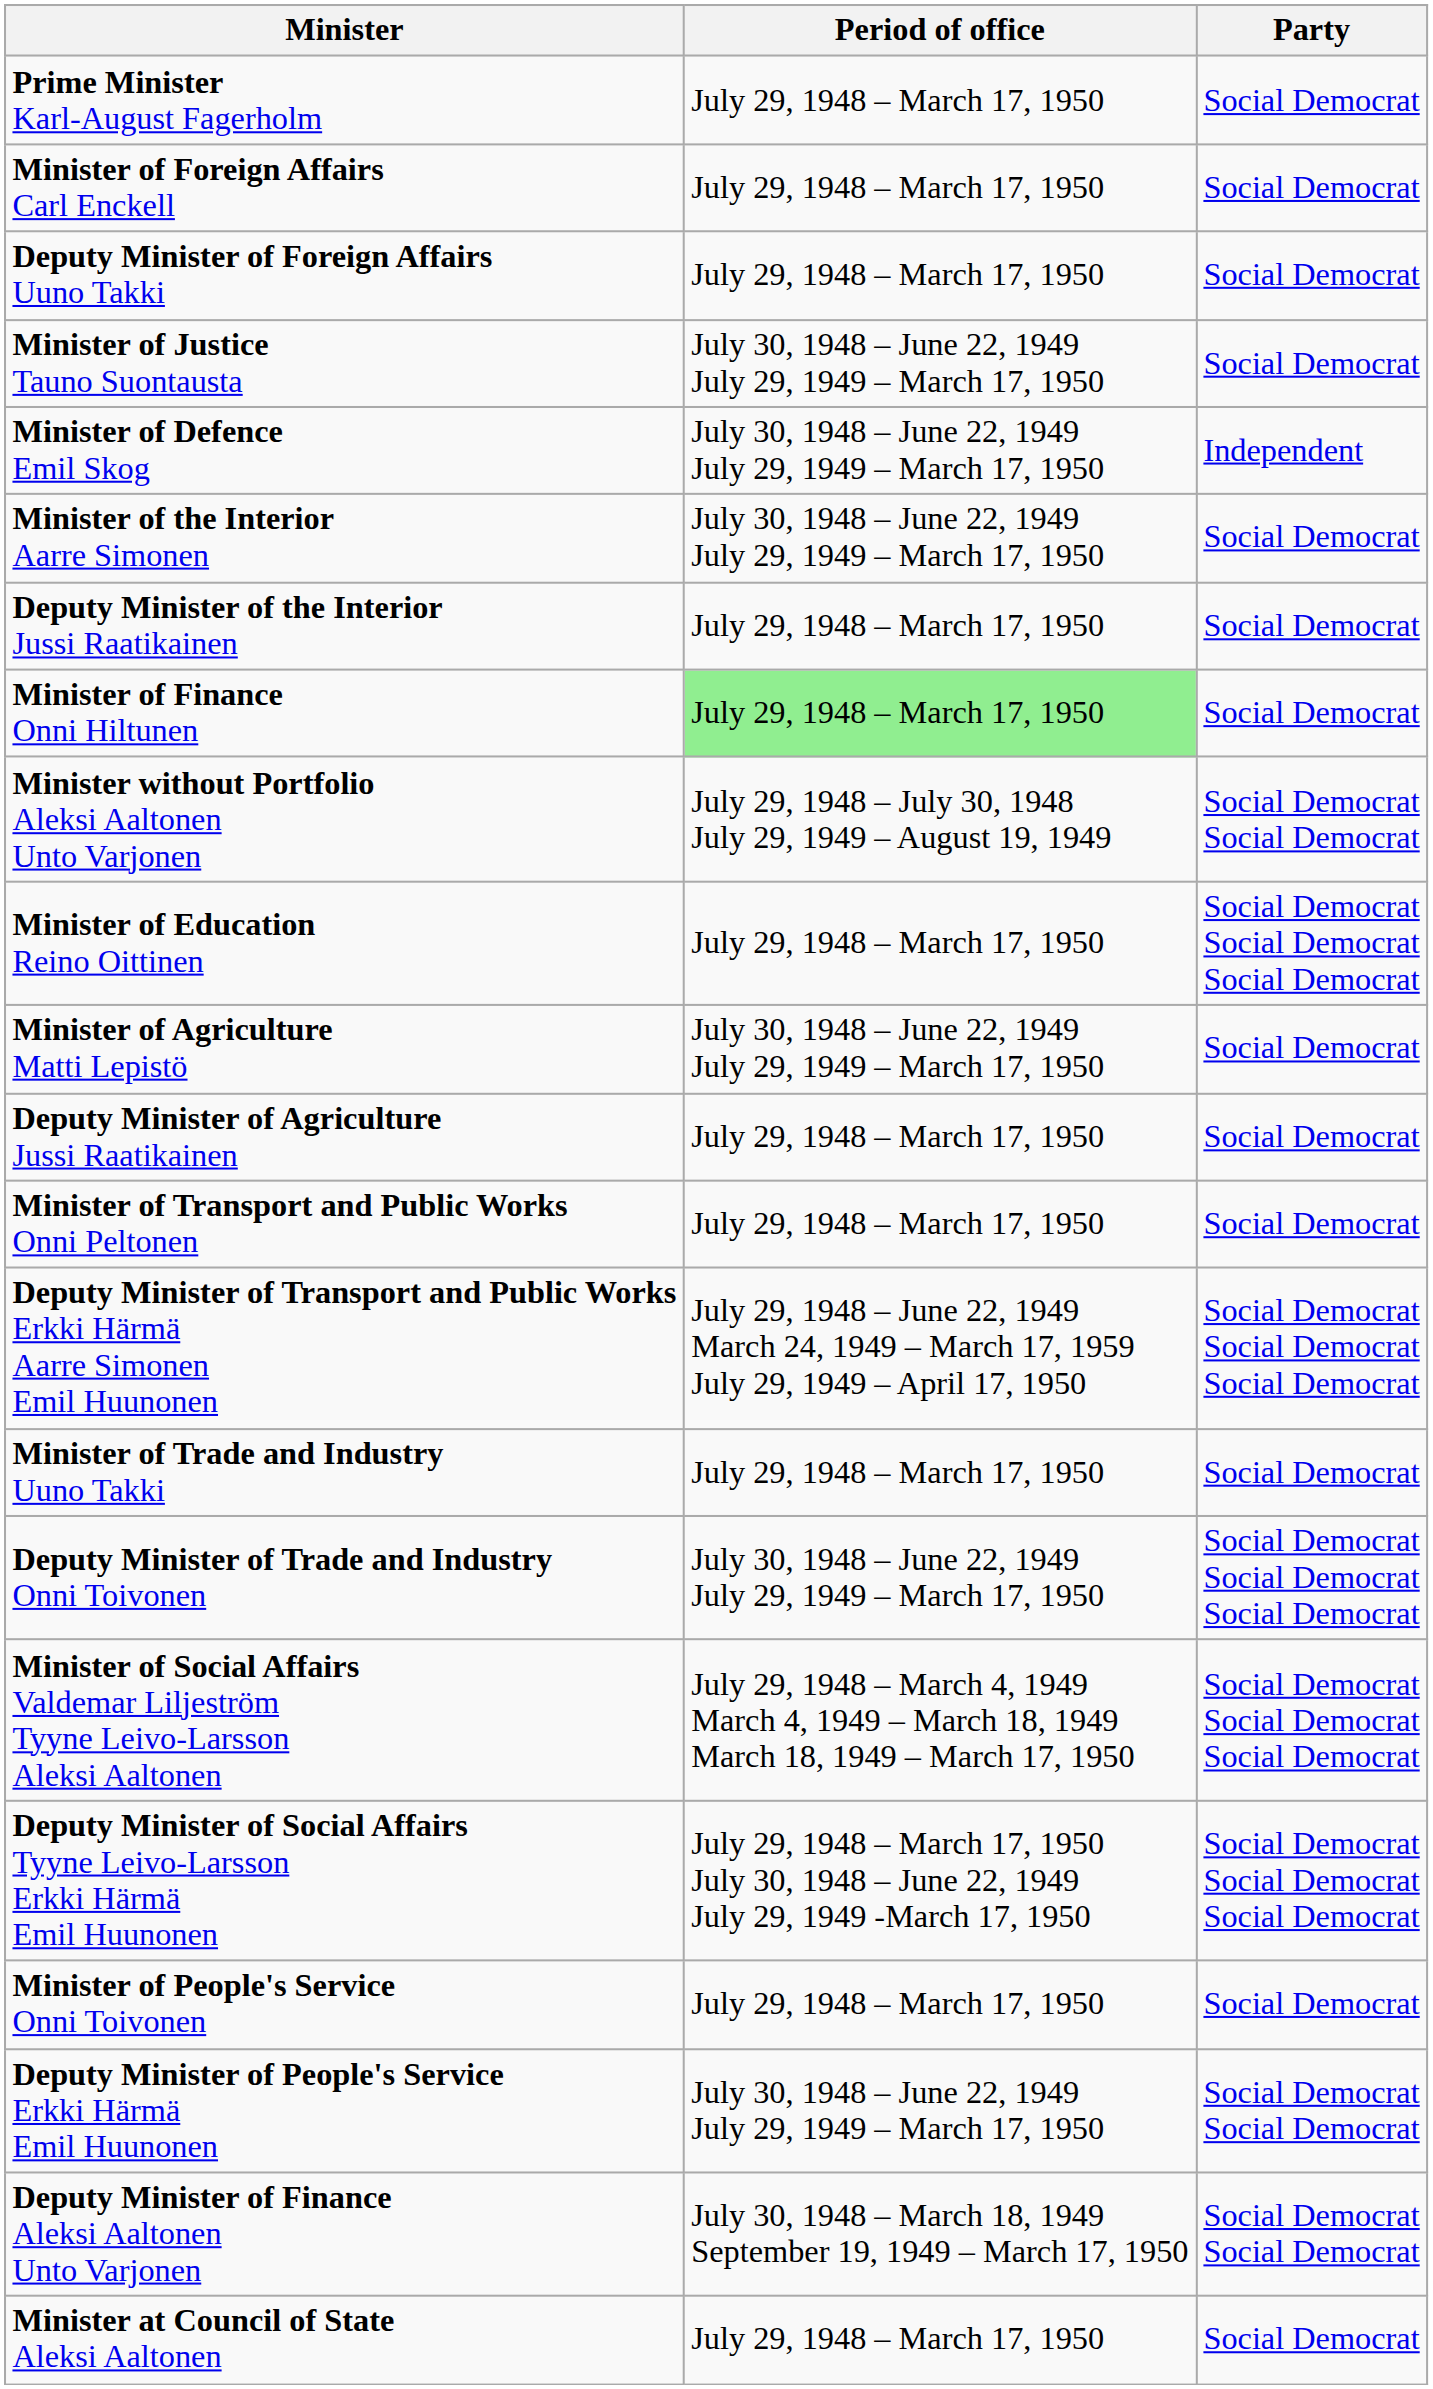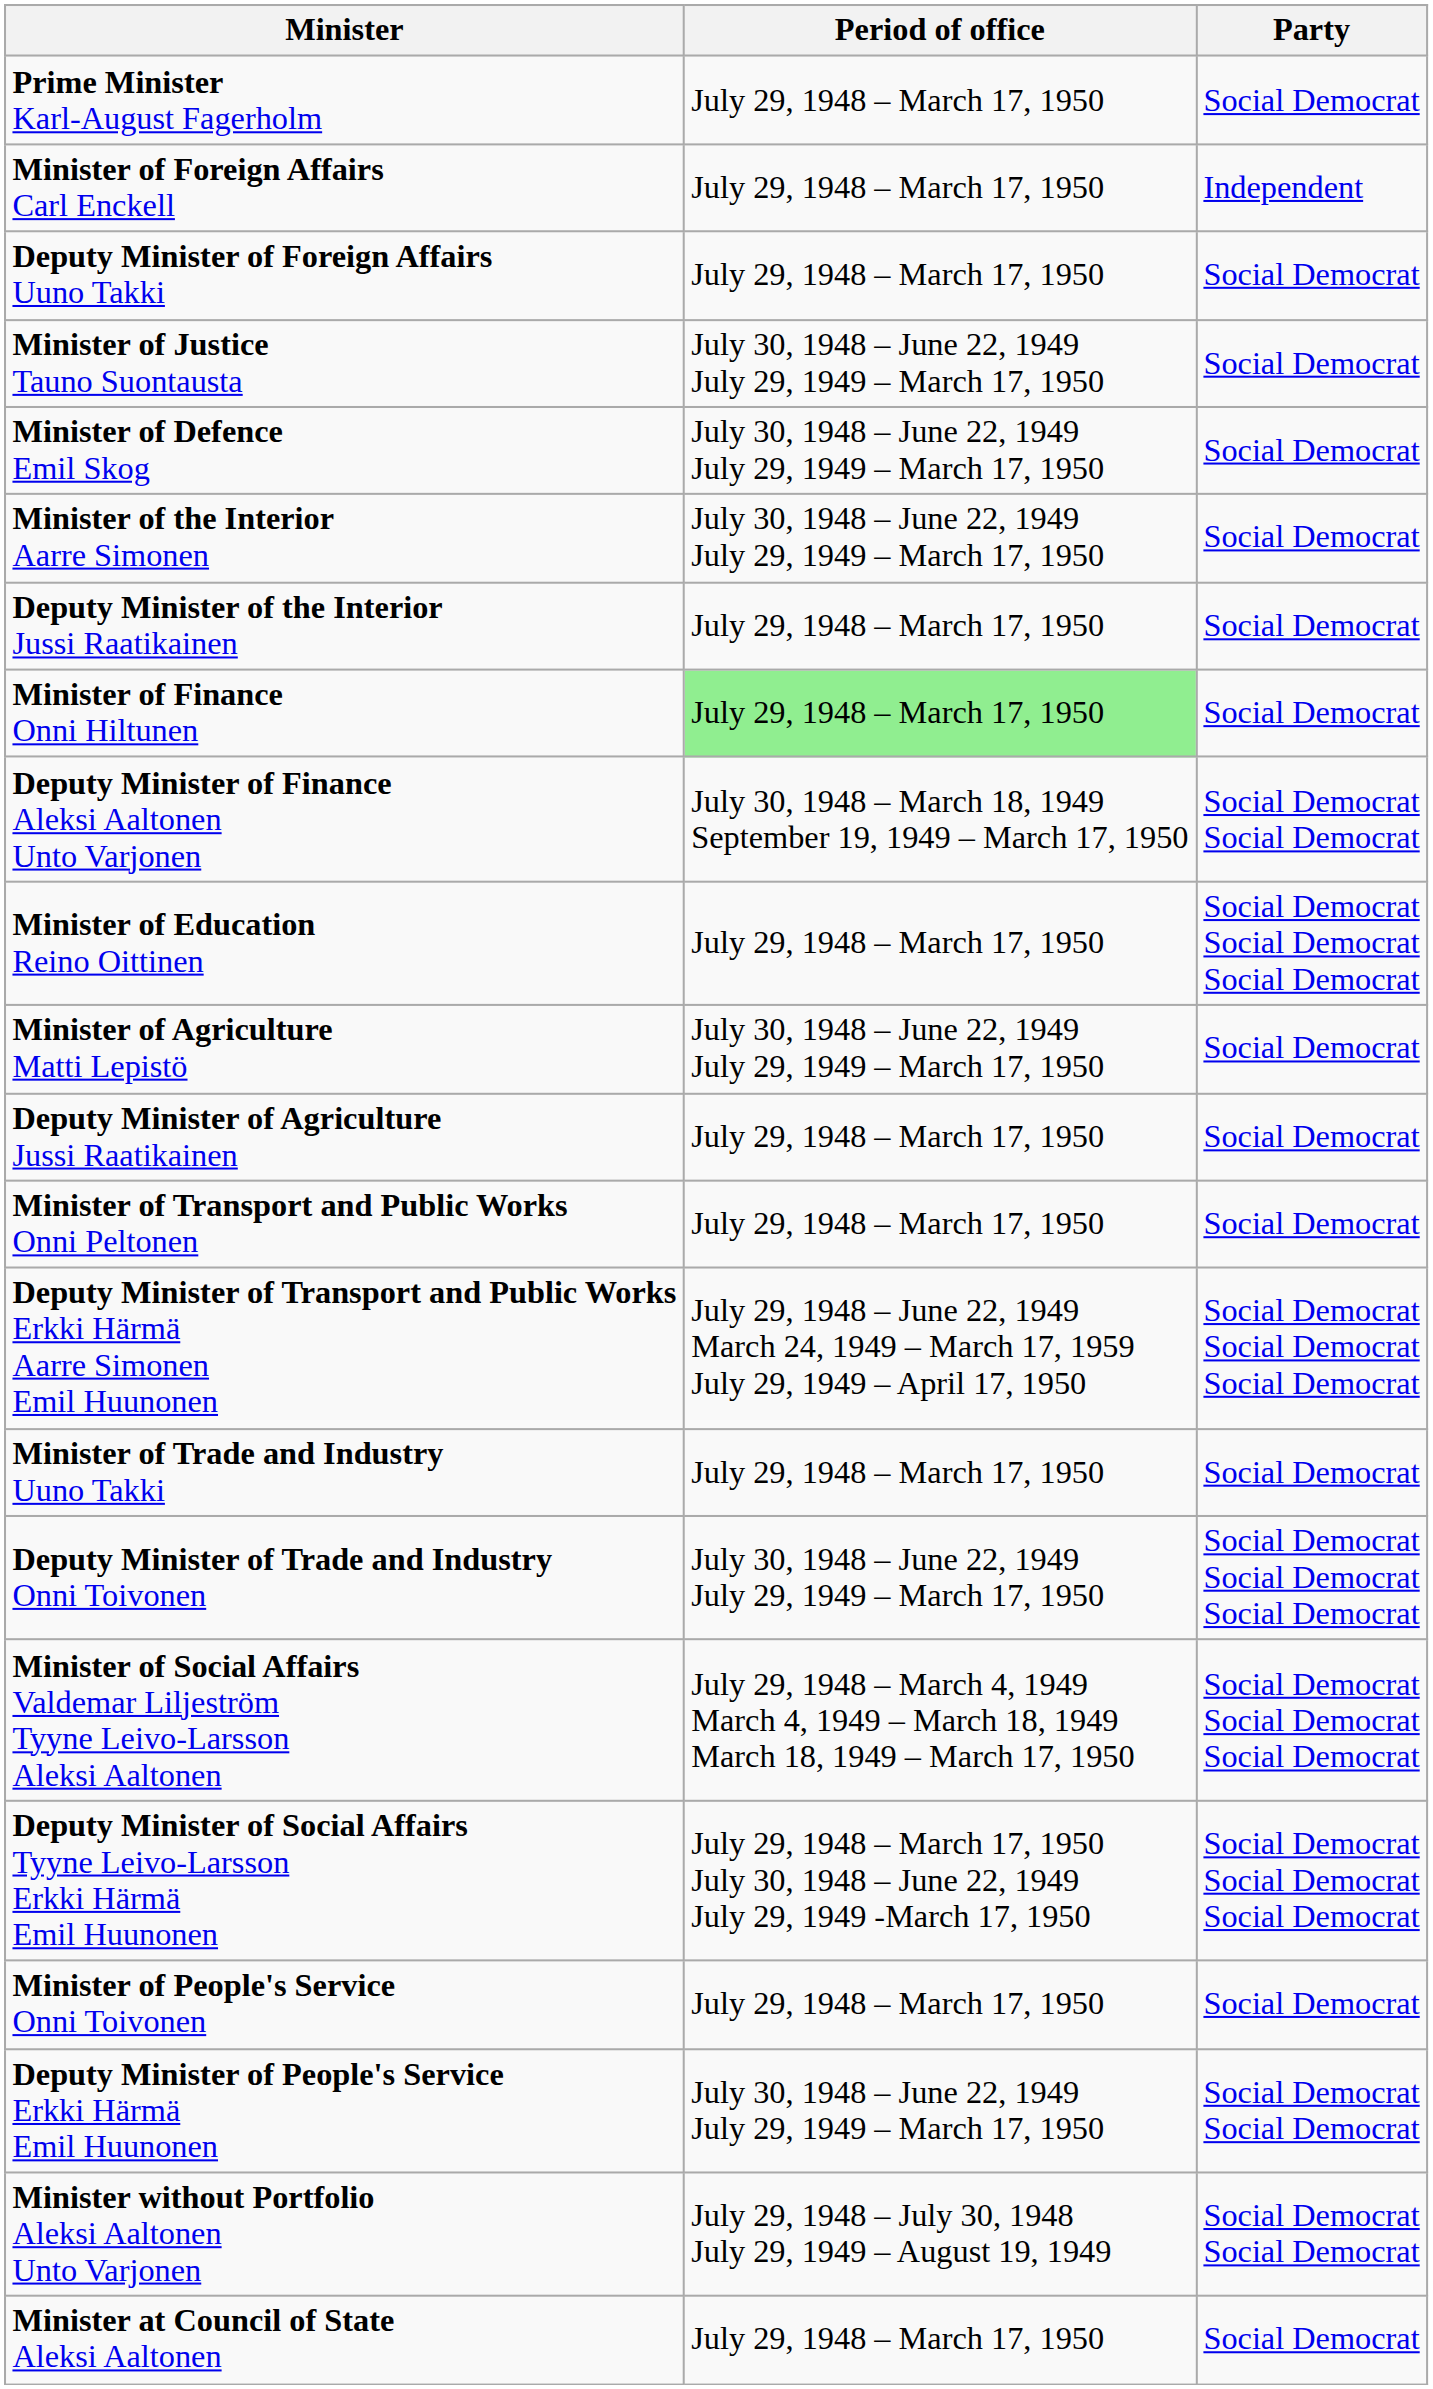(1312, 187) Social Democrat -> (1283, 187) Independent
(1283, 450) Independent -> (1312, 450) Social Democrat
rows swapped: (202, 2233) <-> (193, 818)
